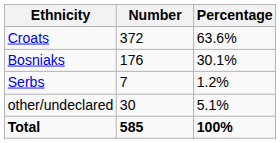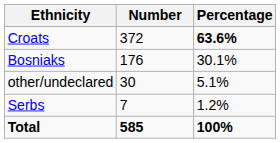(217, 37) normal -> (217, 37) bold
rows swapped: (26, 82) <-> (61, 104)
